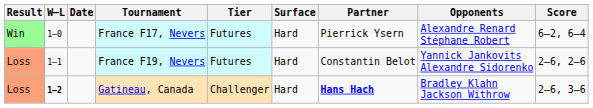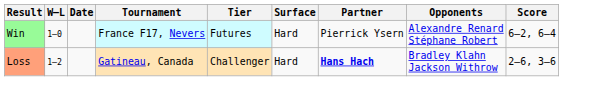- row: (152, 62)
(55, 89) bold -> (55, 62) normal
